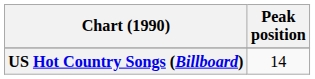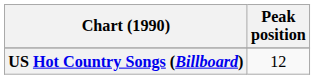(278, 61) 14 -> (278, 61) 12
